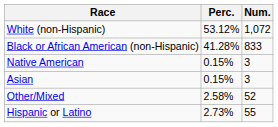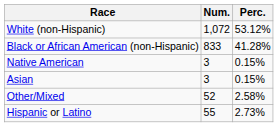columns swapped: (257, 12) <-> (221, 12)
